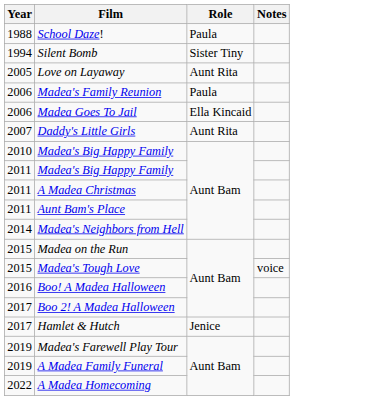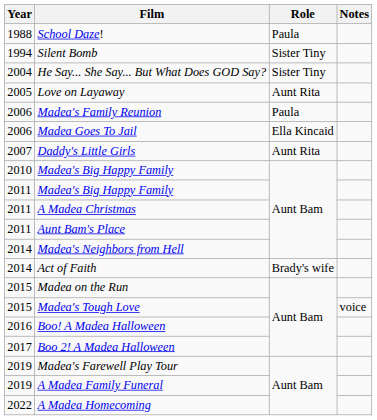+ row: (20, 72)
+ row: (20, 268)
- row: (20, 326)
